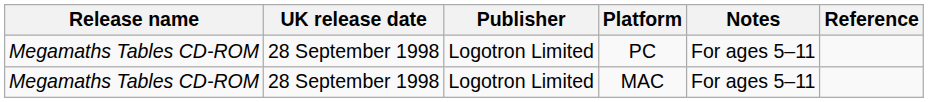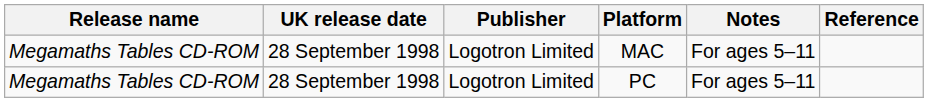rows swapped: (642, 81) <-> (642, 50)
